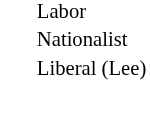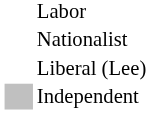+ row: (88, 96)
